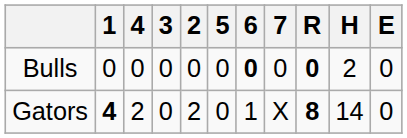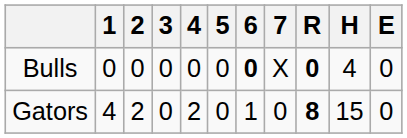columns swapped: (194, 26) <-> (138, 26)
(280, 68) 0 -> (280, 68) X
(350, 68) 2 -> (350, 68) 4
(109, 111) bold -> (109, 111) normal
(280, 111) X -> (280, 111) 0
(350, 111) 14 -> (350, 111) 15
